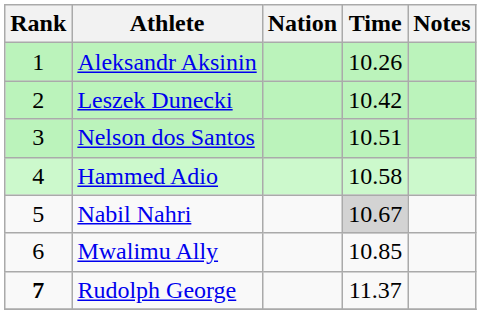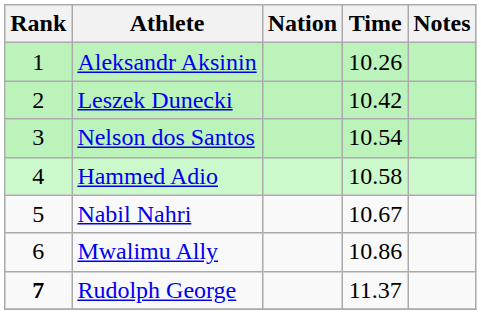(375, 137) 10.51 -> (375, 137) 10.54
(375, 213) lightgrey background -> (375, 213) no background
(375, 251) 10.85 -> (375, 251) 10.86
